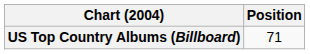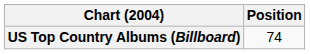(274, 37) 71 -> (274, 37) 74
